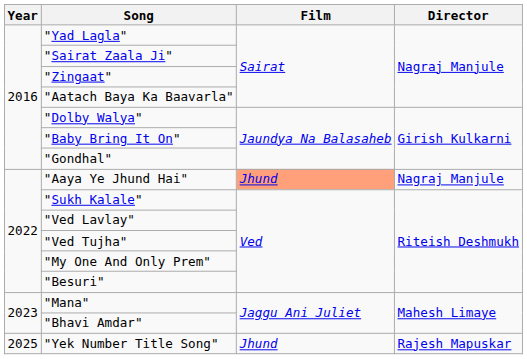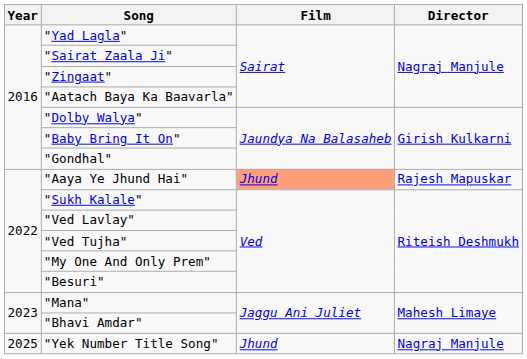(451, 179) Nagraj Manjule -> (454, 179) Rajesh Mapuskar
(454, 344) Rajesh Mapuskar -> (451, 344) Nagraj Manjule
